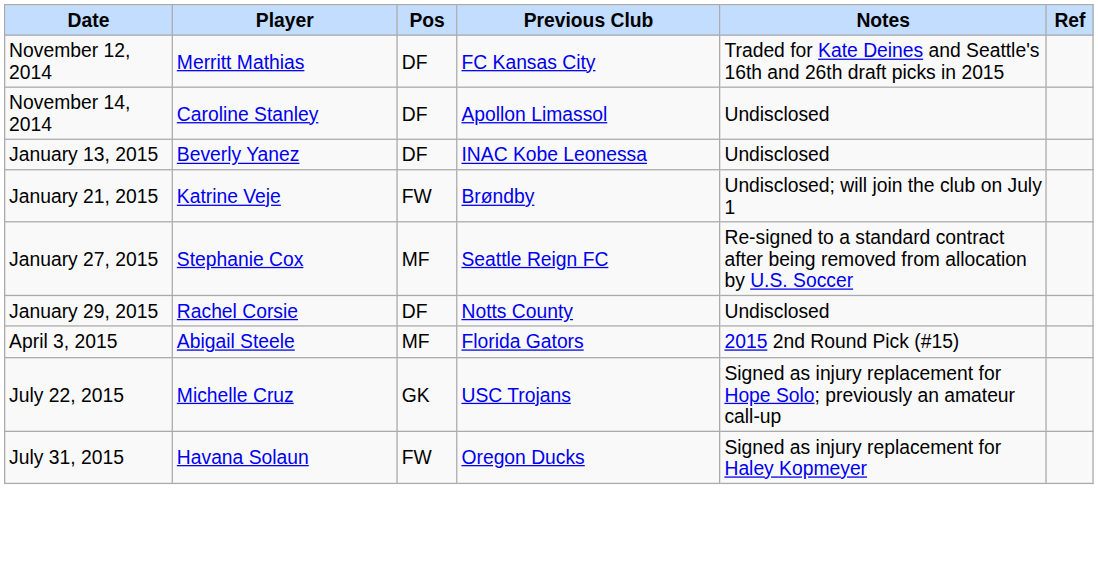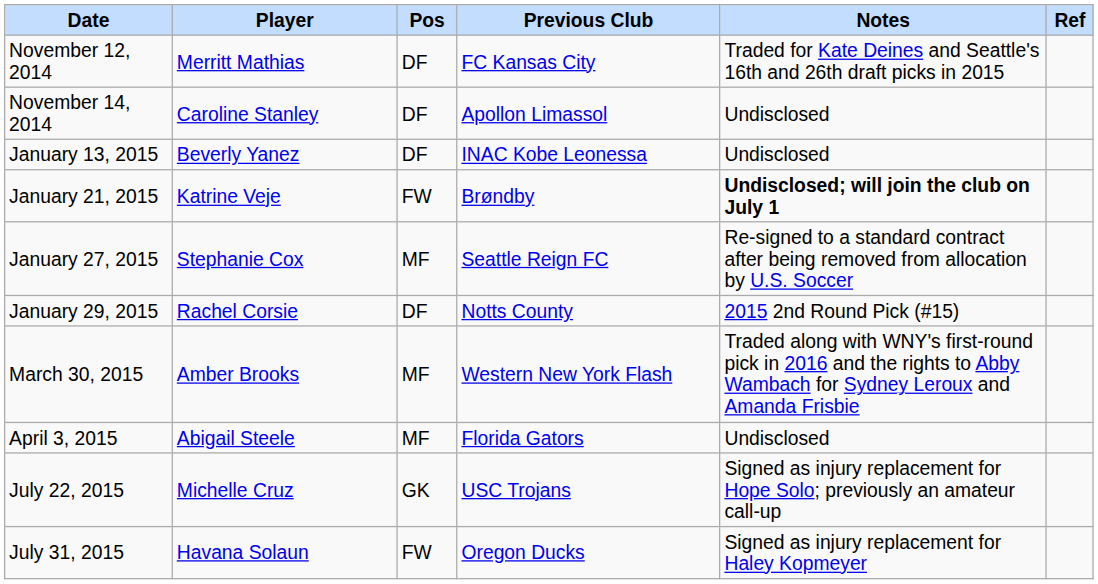(883, 196) normal -> (877, 196) bold
(777, 311) Undisclosed -> (842, 311) 2015 2nd Round Pick (#15)
+ row: (76, 374)
(842, 342) 2015 2nd Round Pick (#15) -> (777, 437) Undisclosed
